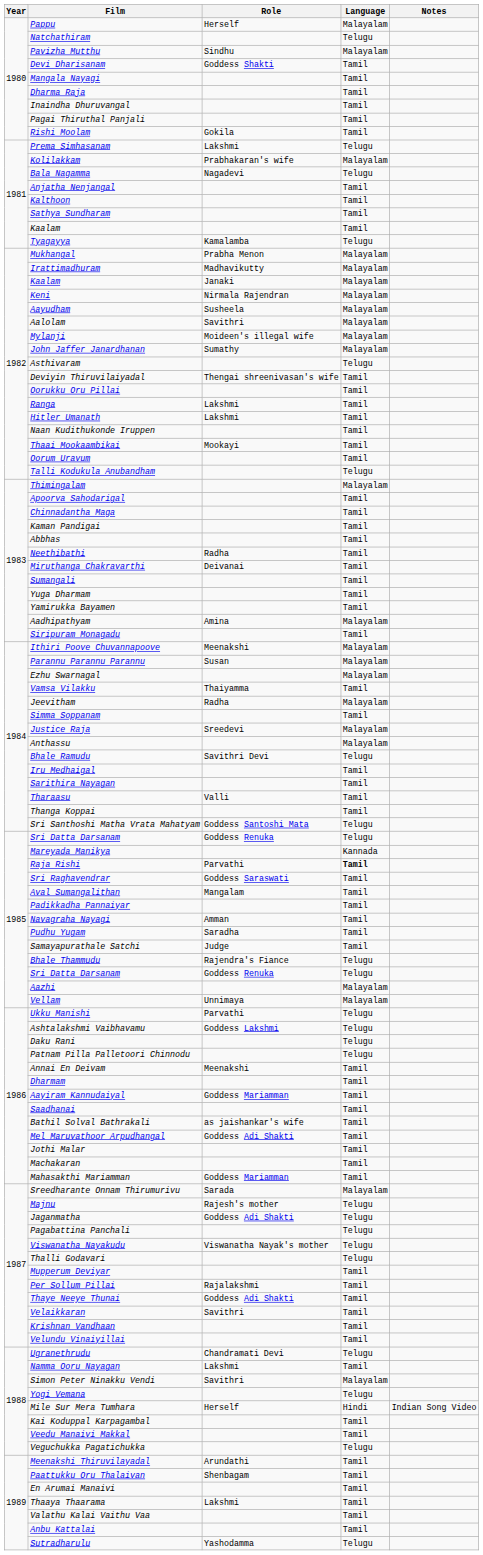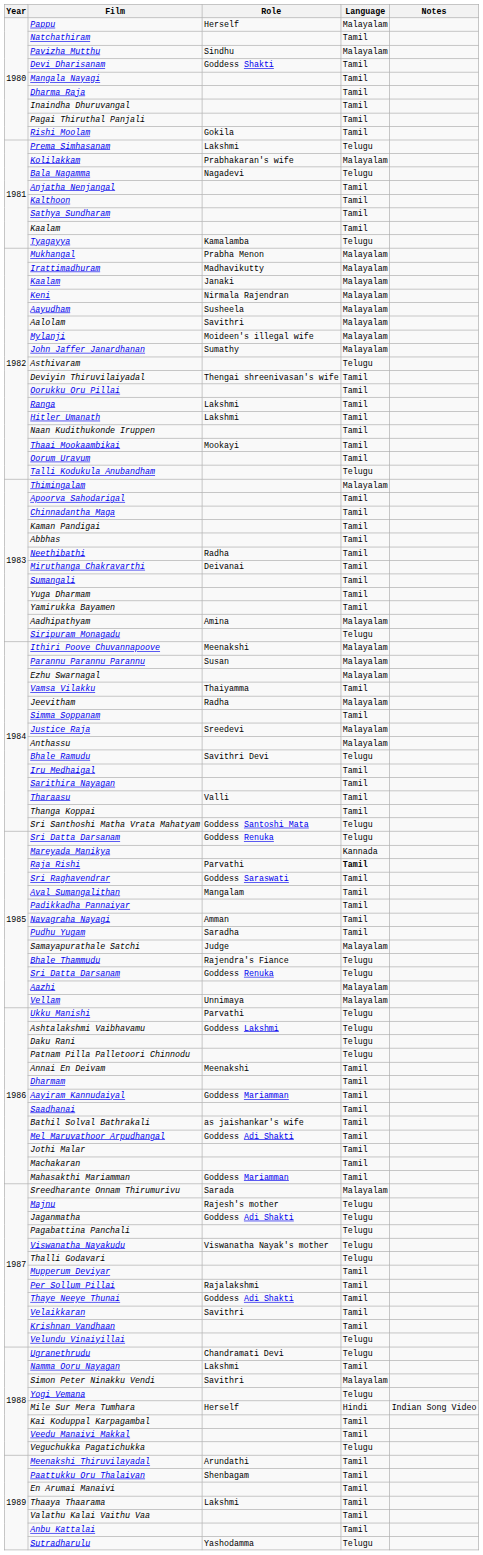(358, 38) Telugu -> (355, 38) Tamil
(355, 635) Tamil -> (358, 635) Telugu
(355, 947) Tamil -> (365, 947) Malayalam
(355, 1340) Tamil -> (358, 1340) Telugu
